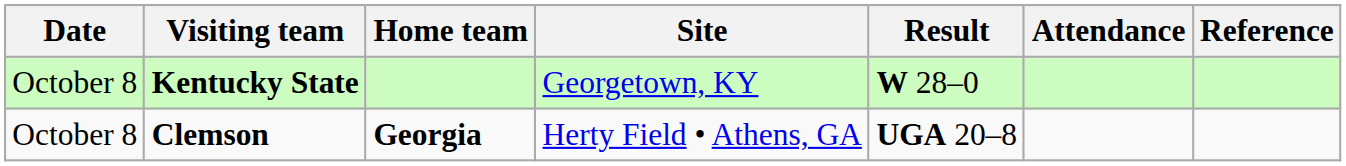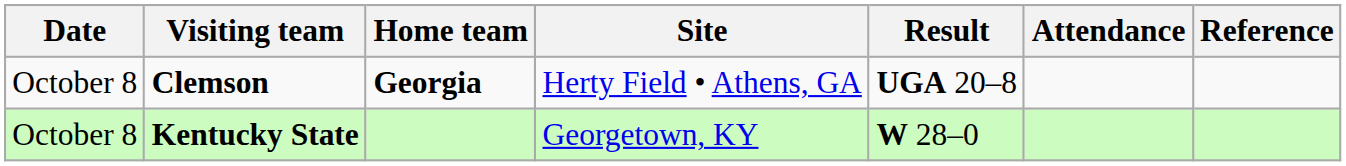rows swapped: (255, 82) <-> (210, 134)
